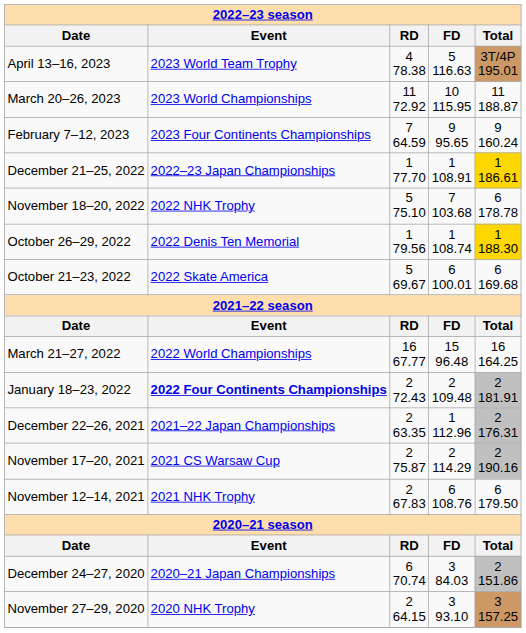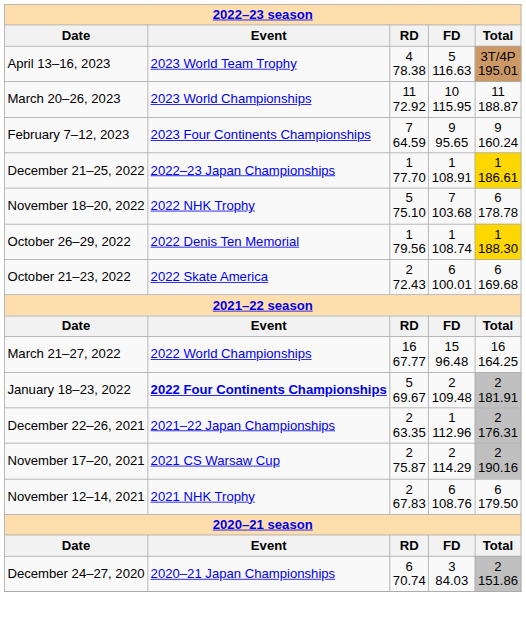(409, 277) 5 69.67 -> (409, 277) 2 72.43
(409, 390) 2 72.43 -> (409, 390) 5 69.67
- row: (76, 609)
